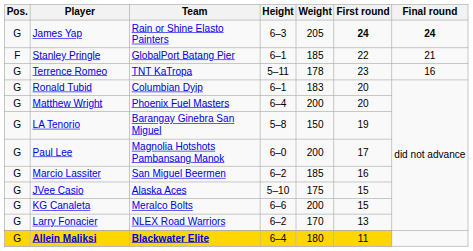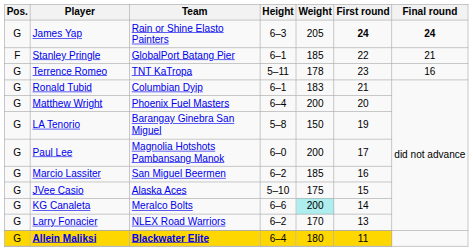(363, 87) 20 -> (363, 87) 21
(315, 206) no background -> (315, 206) paleturquoise background
(363, 206) 15 -> (363, 206) 14
